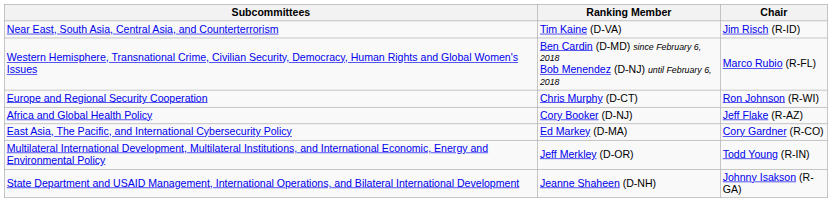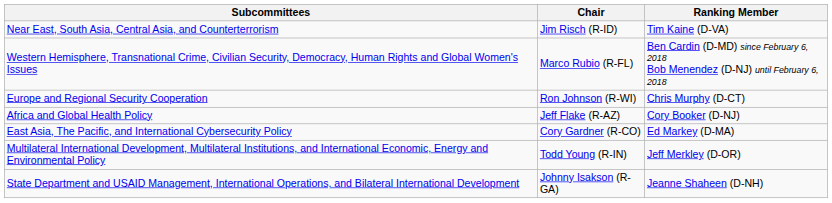columns swapped: (774, 12) <-> (629, 12)
